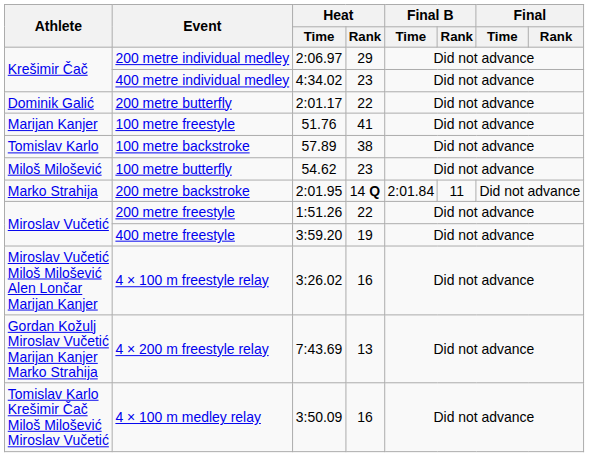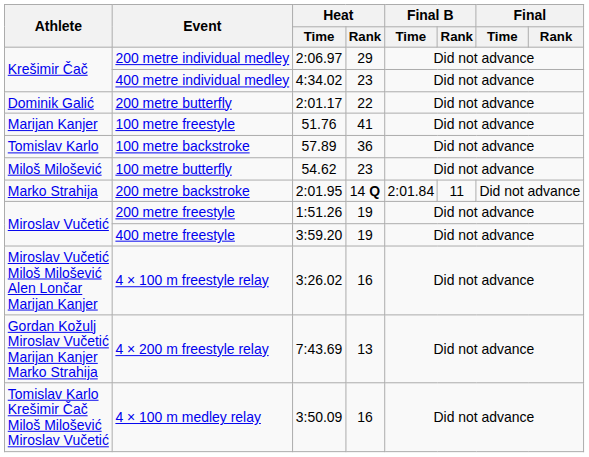(365, 147) 38 -> (365, 147) 36
(365, 213) 22 -> (365, 213) 19
